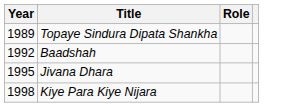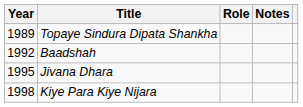+ column: (272, 14)
